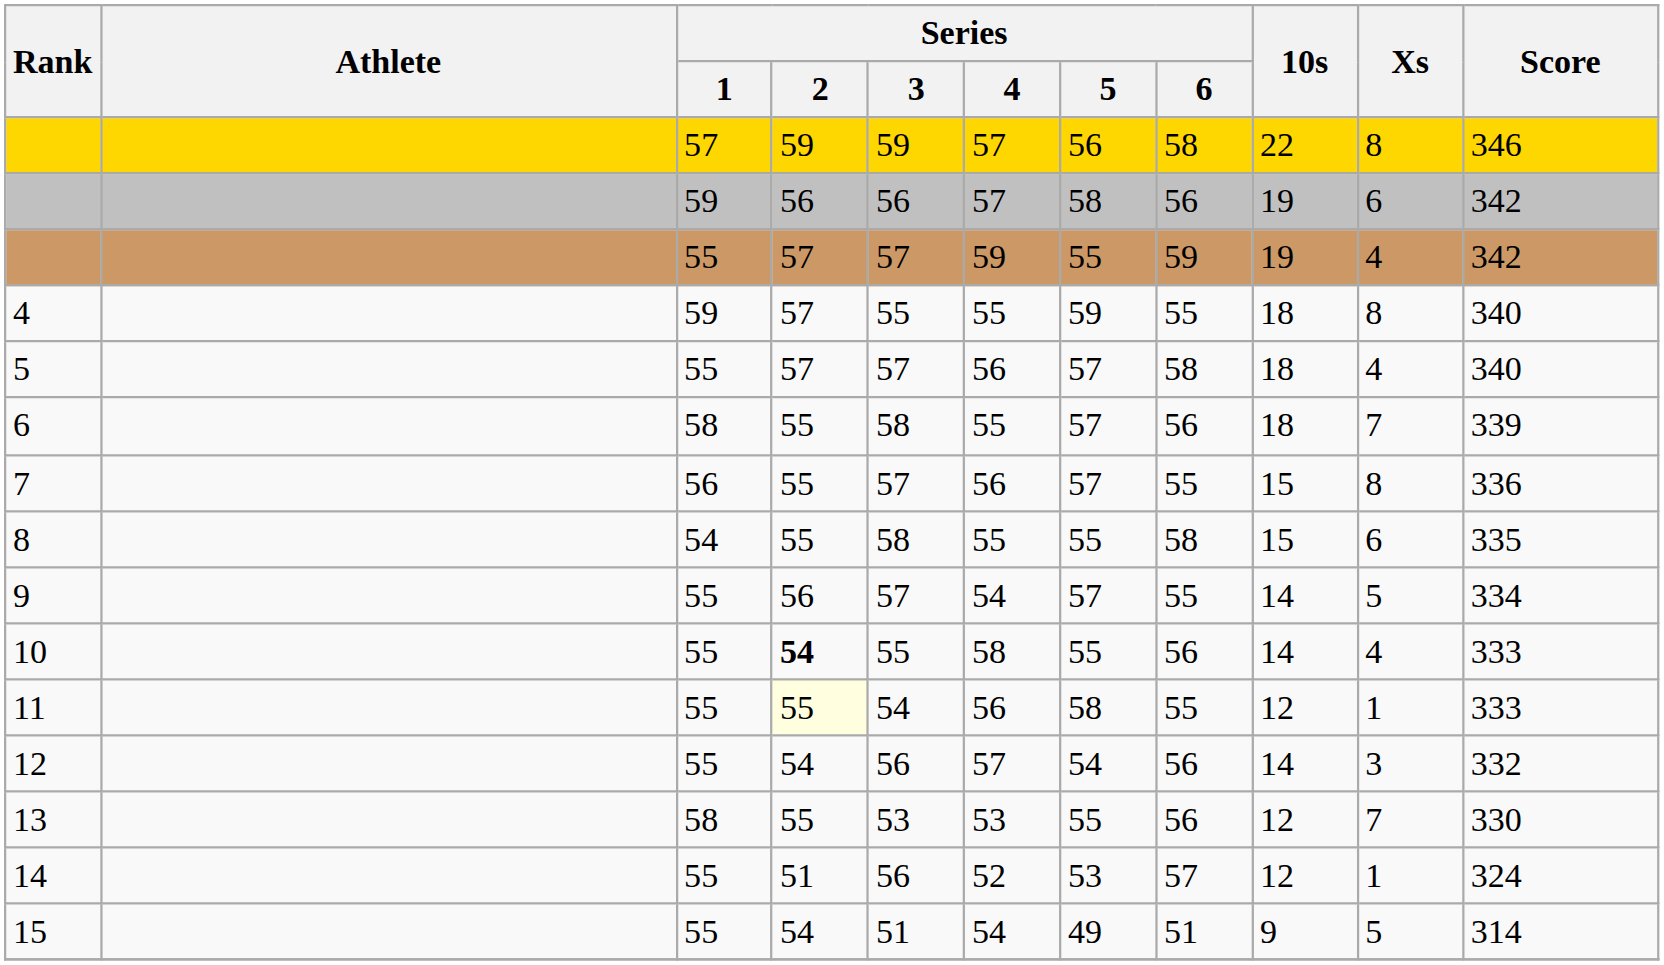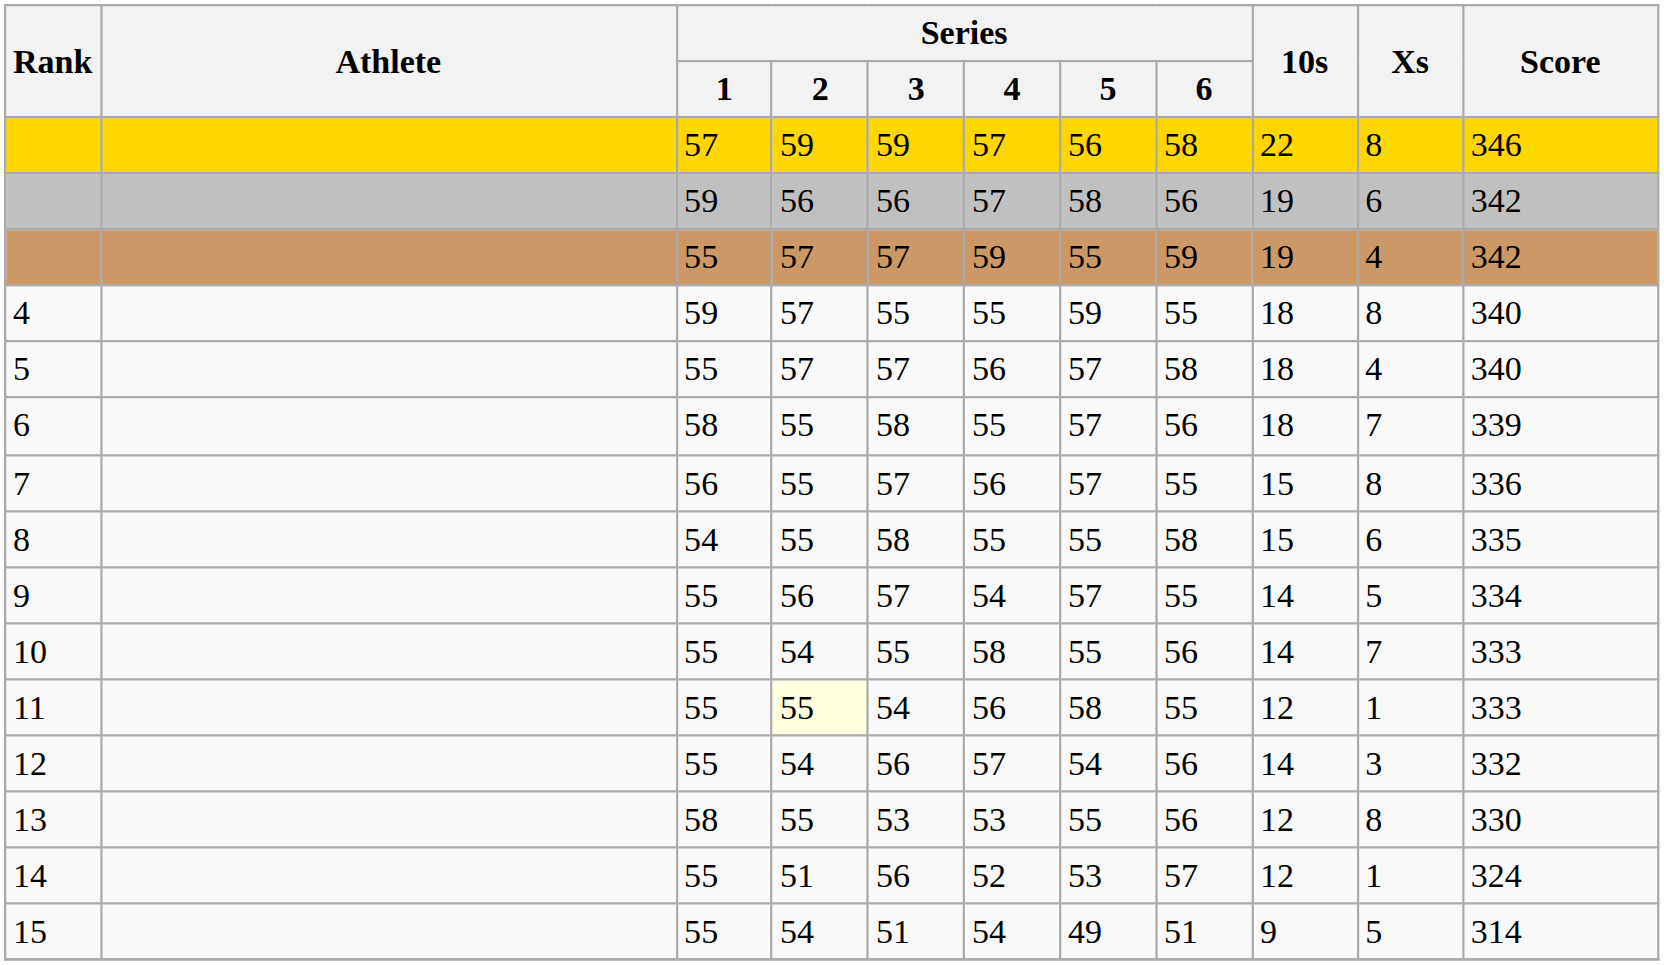(797, 650) bold -> (797, 650) normal
(1374, 650) 4 -> (1374, 650) 7
(1374, 818) 7 -> (1374, 818) 8
